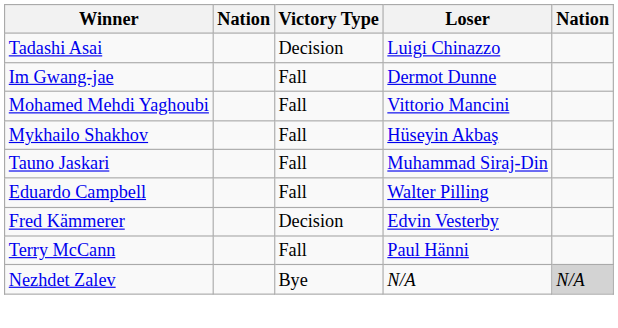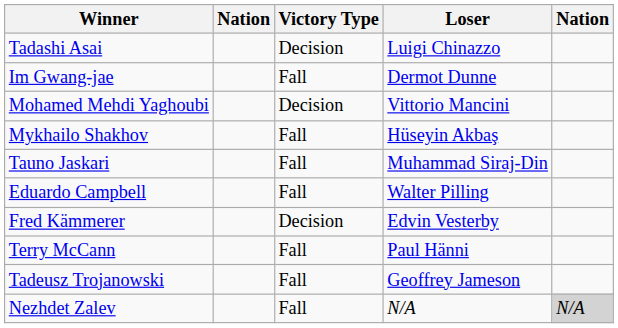(293, 105) Fall -> (311, 105) Decision
+ row: (86, 279)
(293, 279) Bye -> (293, 308) Fall
